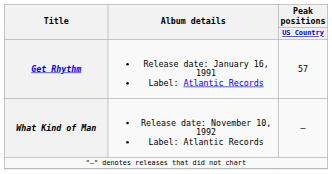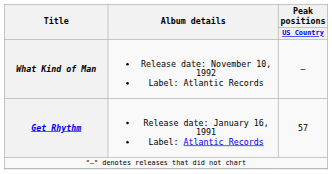rows swapped: (56, 69) <-> (56, 128)
